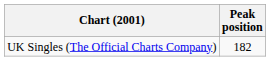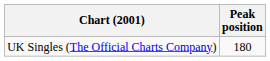(242, 46) 182 -> (242, 46) 180
